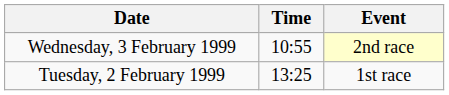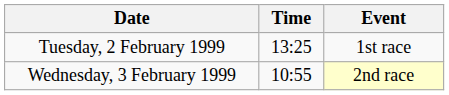rows swapped: (132, 75) <-> (132, 47)
